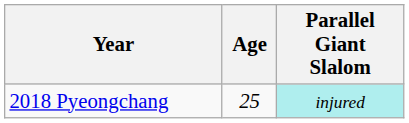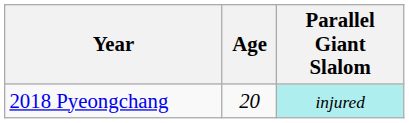(250, 100) 25 -> (250, 100) 20
